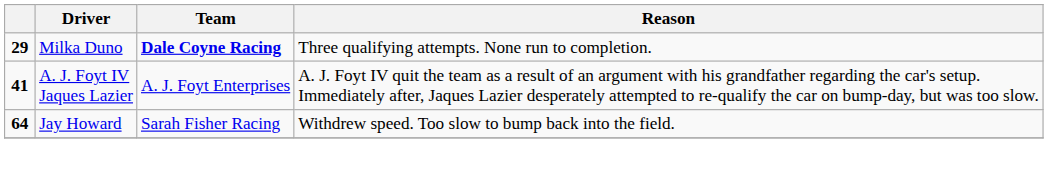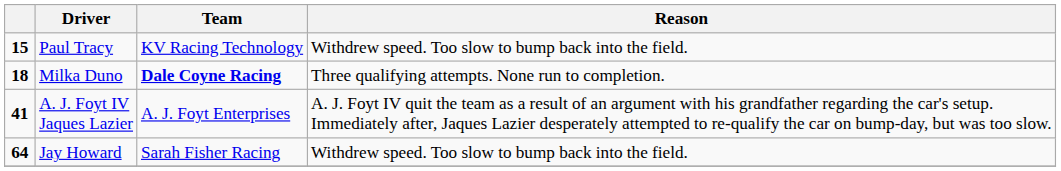+ row: (76, 47)
(20, 47) 29 -> (20, 75) 18
